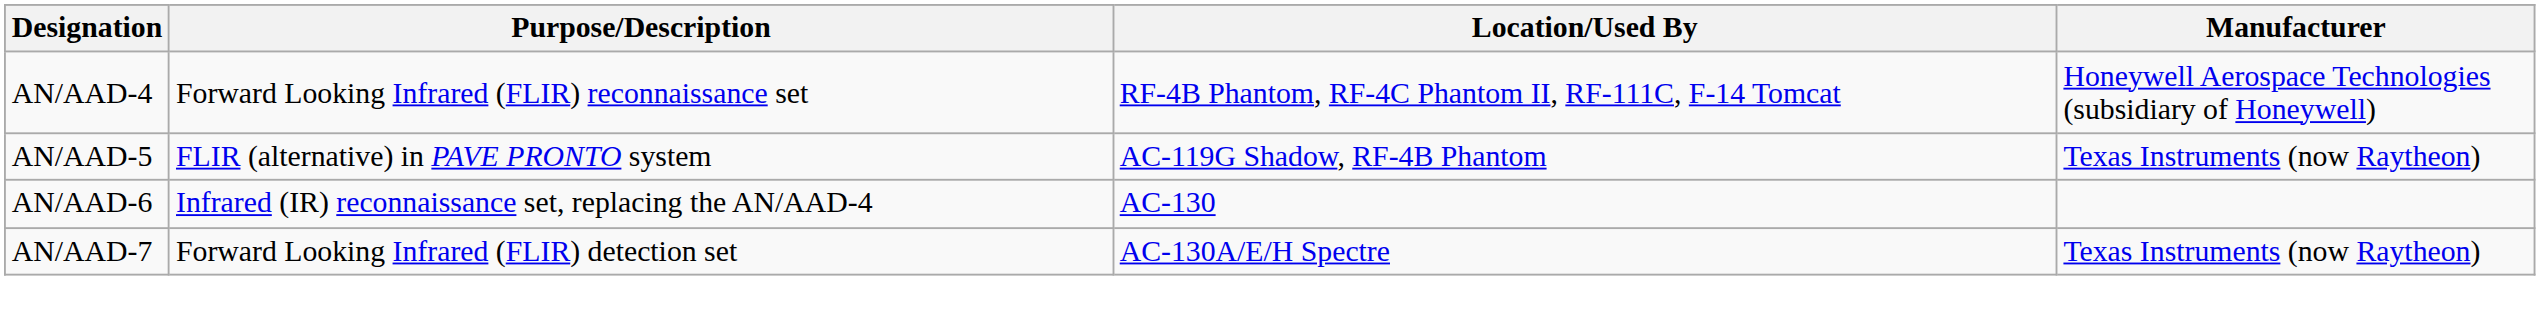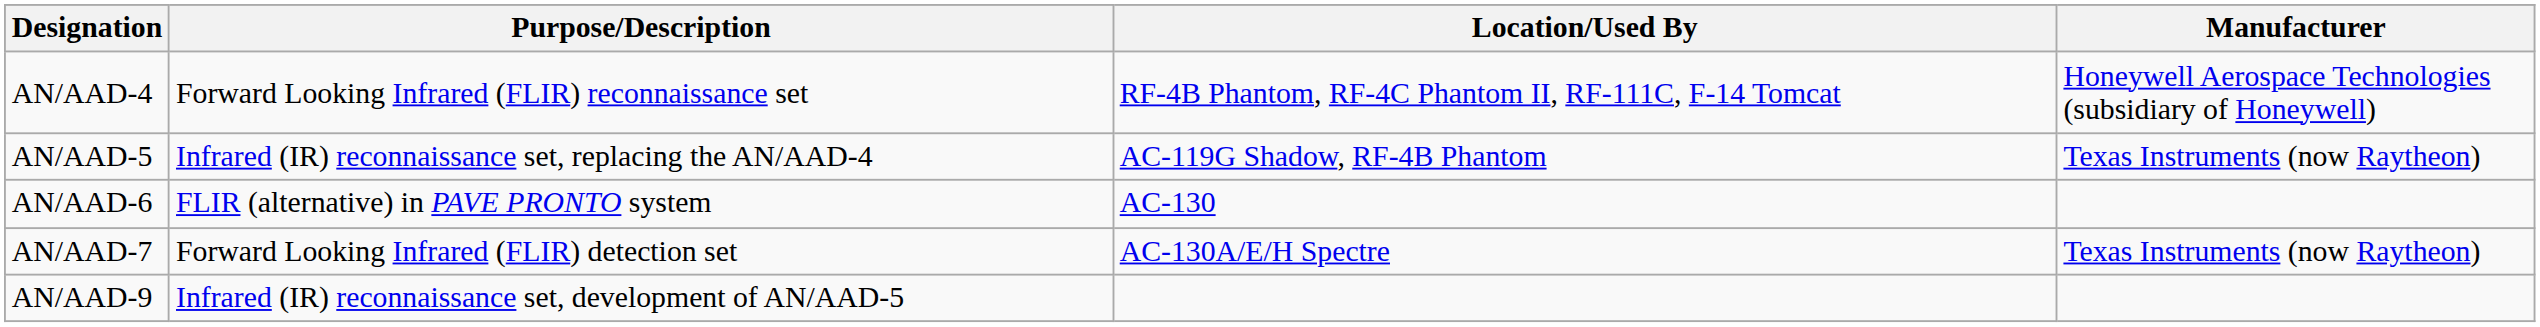(444, 155) FLIR (alternative) in PAVE PRONTO system -> (524, 155) Infrared (IR) reconnaissance set, replacing the AN/AAD-4
(524, 203) Infrared (IR) reconnaissance set, replacing the AN/AAD-4 -> (444, 203) FLIR (alternative) in PAVE PRONTO system
+ row: (82, 297)
